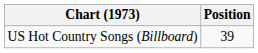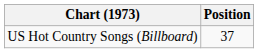(227, 36) 39 -> (227, 36) 37
